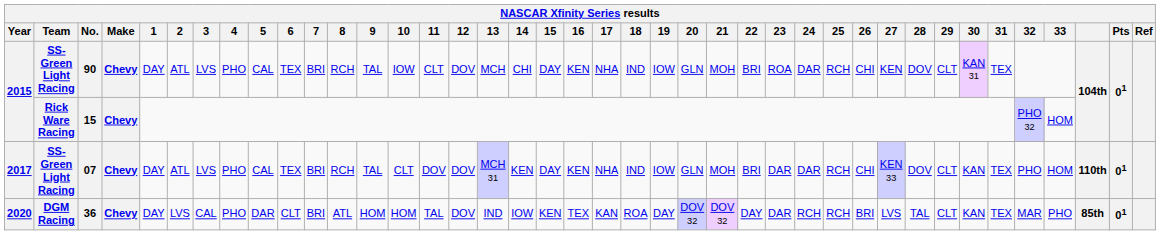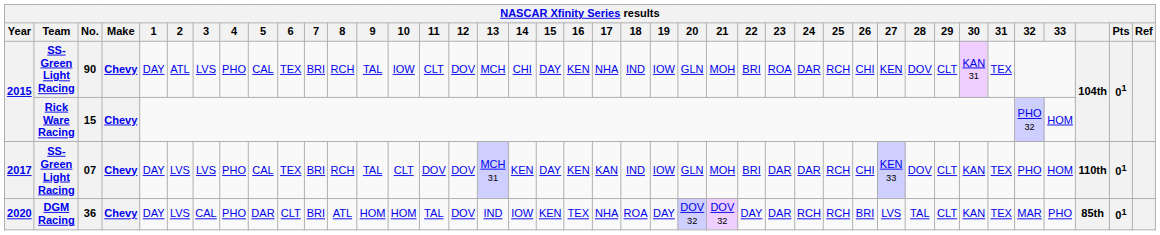(180, 170) ATL -> (180, 170) LVS
(607, 170) NHA -> (607, 170) KAN
(607, 214) KAN -> (607, 214) NHA
